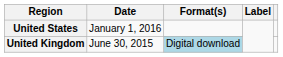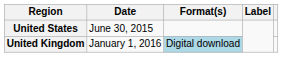(125, 28) January 1, 2016 -> (121, 28) June 30, 2015
(121, 44) June 30, 2015 -> (125, 44) January 1, 2016
